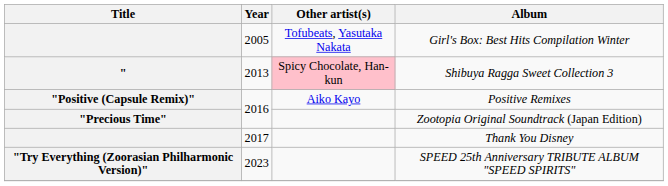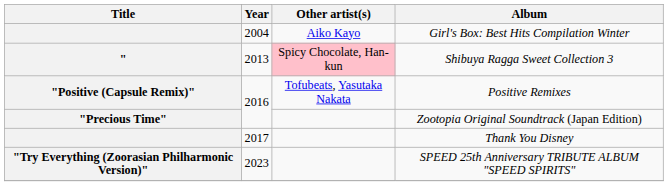(257, 40) 2005 -> (257, 33) 2004
(334, 40) Tofubeats, Yasutaka Nakata -> (334, 33) Aiko Kayo
(334, 99) Aiko Kayo -> (334, 92) Tofubeats, Yasutaka Nakata
